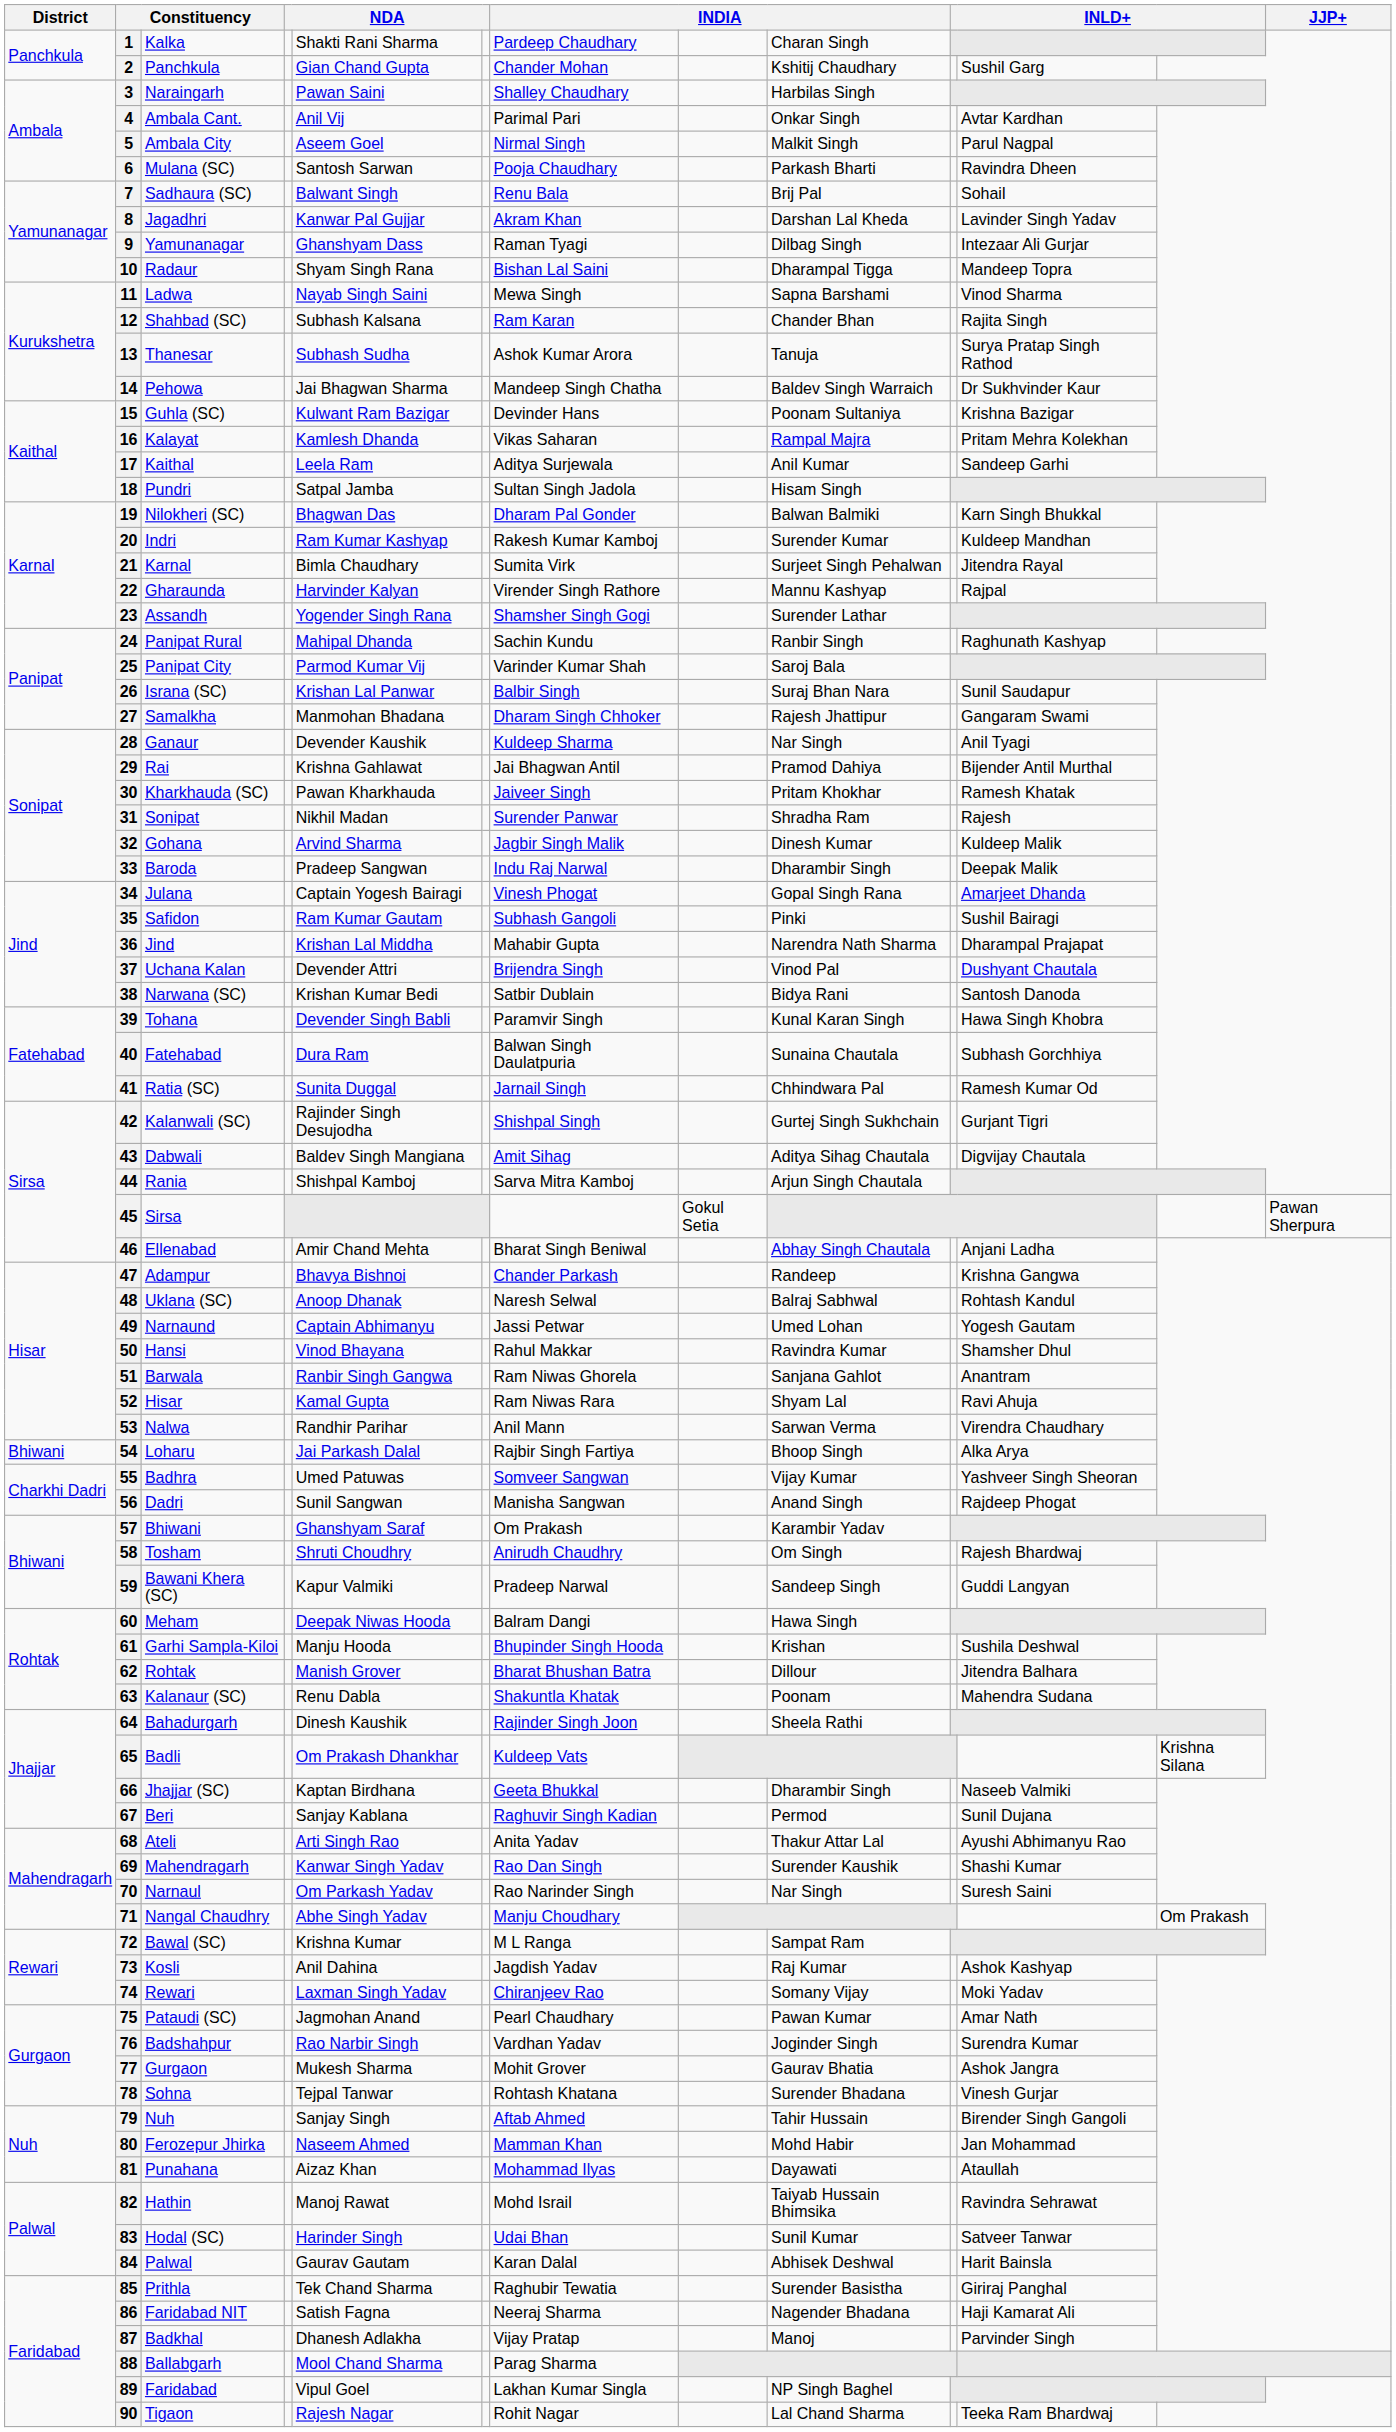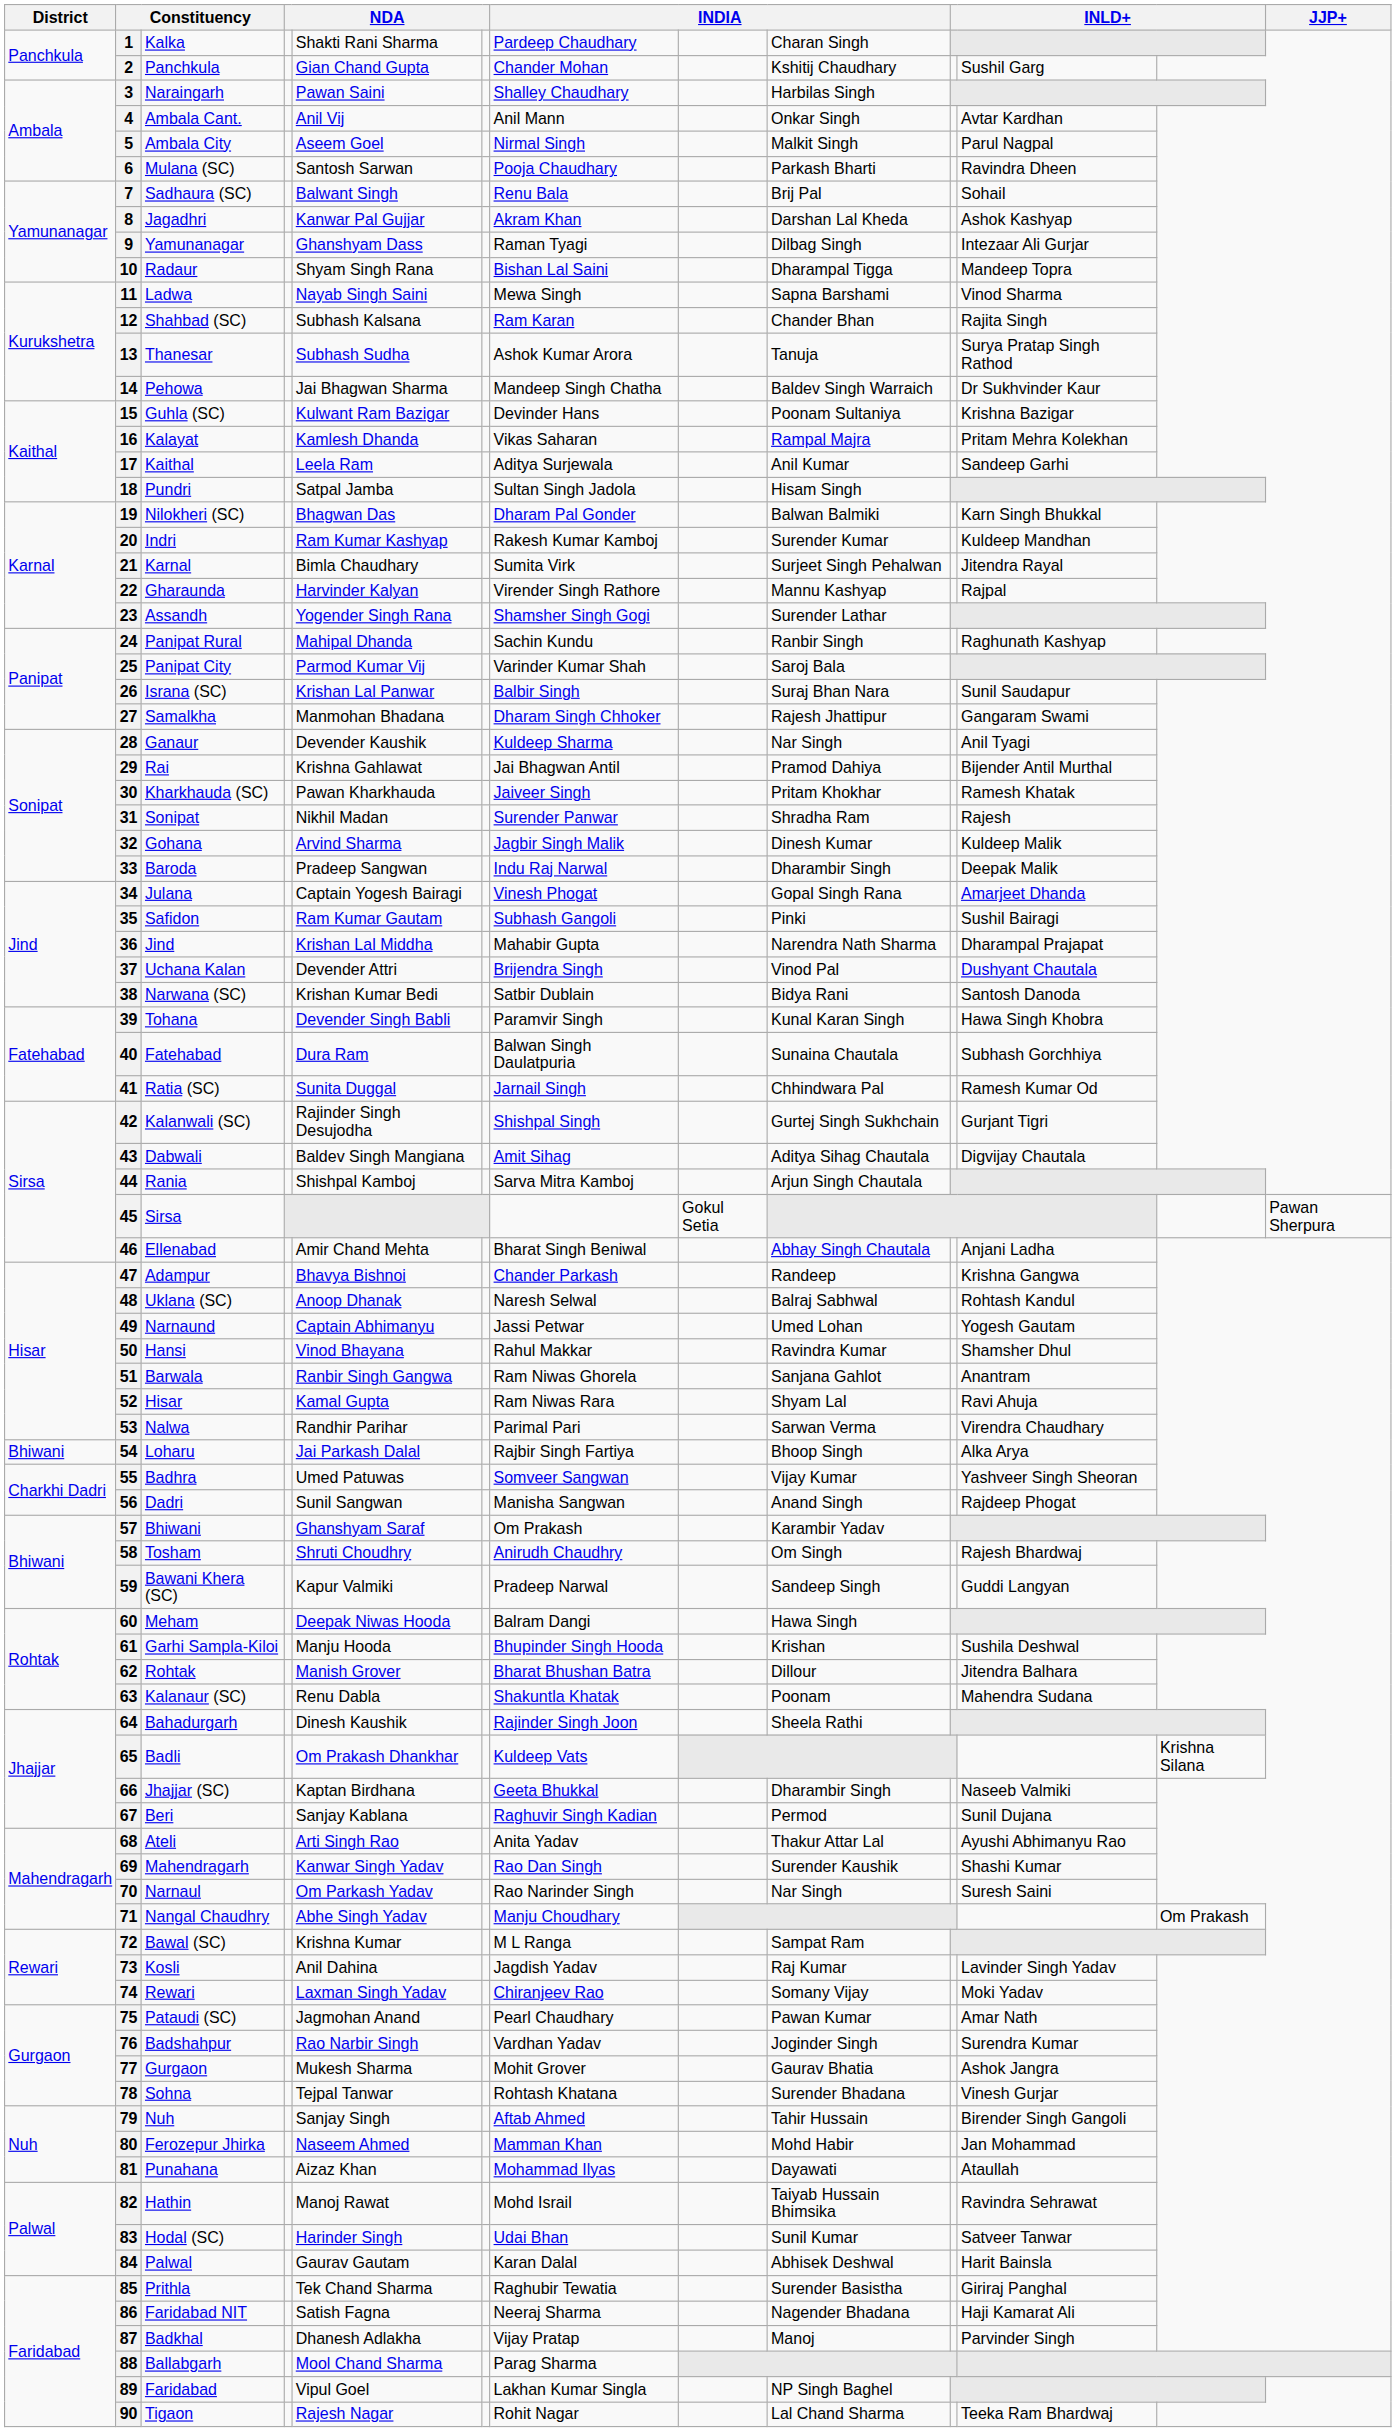(537, 119) Parimal Pari -> (529, 119) Anil Mann
(1038, 220) Lavinder Singh Yadav -> (1017, 220) Ashok Kashyap
(529, 1427) Anil Mann -> (537, 1427) Parimal Pari
(1017, 1968) Ashok Kashyap -> (1038, 1968) Lavinder Singh Yadav
